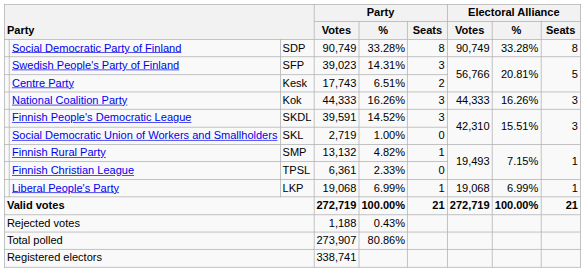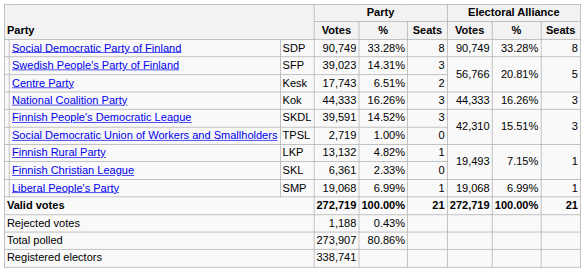(293, 135) SKL -> (296, 135) TPSL
(295, 153) SMP -> (293, 153) LKP
(296, 170) TPSL -> (293, 170) SKL
(293, 188) LKP -> (295, 188) SMP
